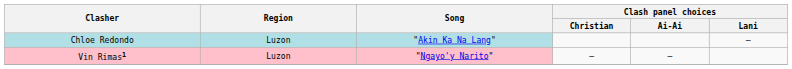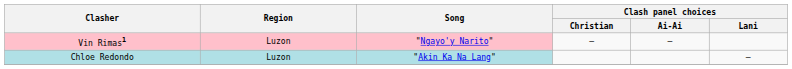rows swapped: (102, 56) <-> (102, 40)
